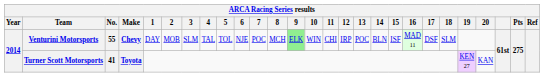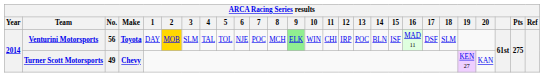(112, 40) 55 -> (112, 40) 56
(131, 40) Chevy -> (131, 40) Toyota
(172, 40) no background -> (172, 40) gold background
(112, 61) 41 -> (112, 61) 49
(131, 61) Toyota -> (131, 61) Chevy
